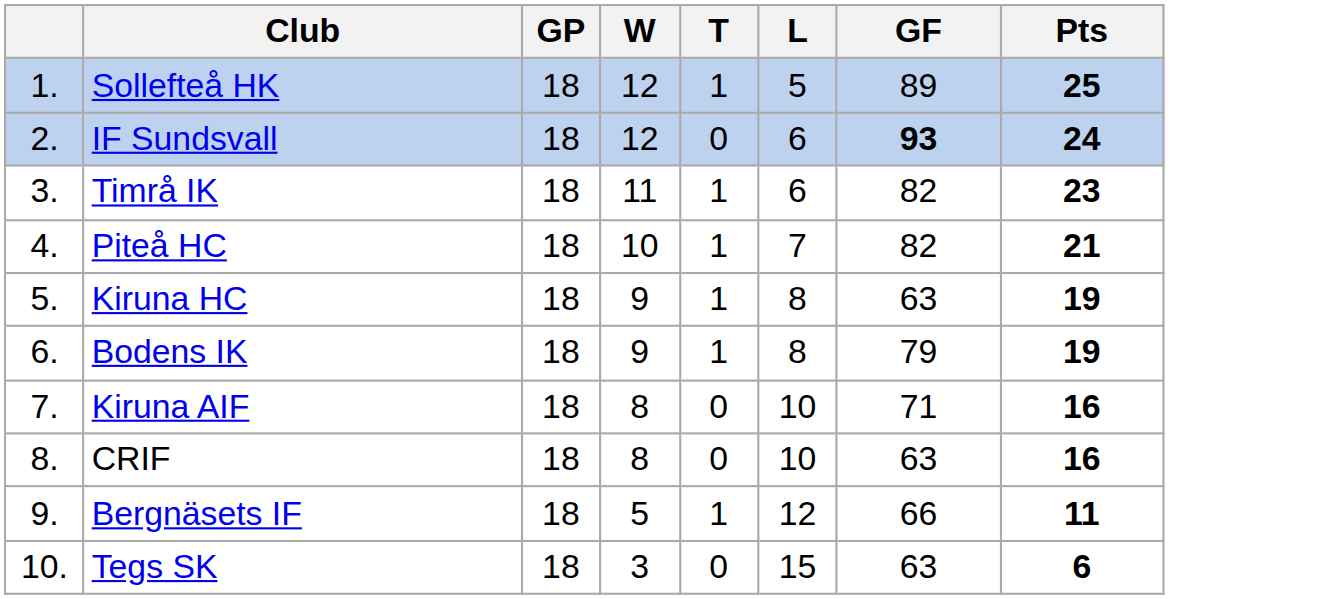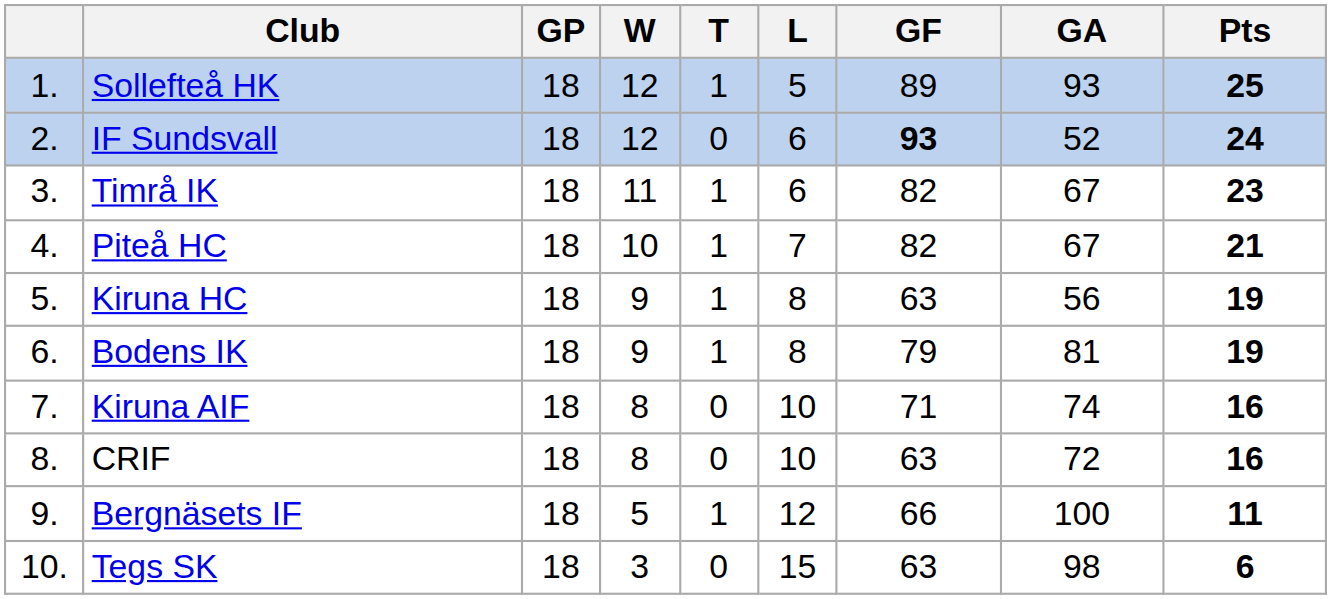+ column: (1082, 31)
